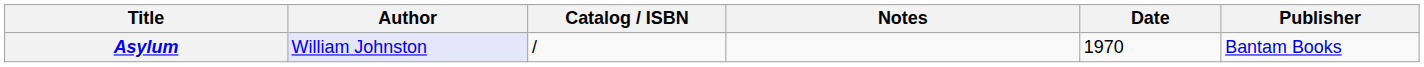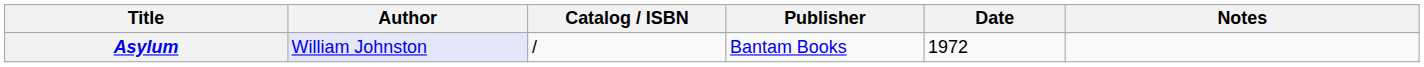columns swapped: (1320, 18) <-> (903, 18)
(1104, 47) 1970 -> (948, 47) 1972
